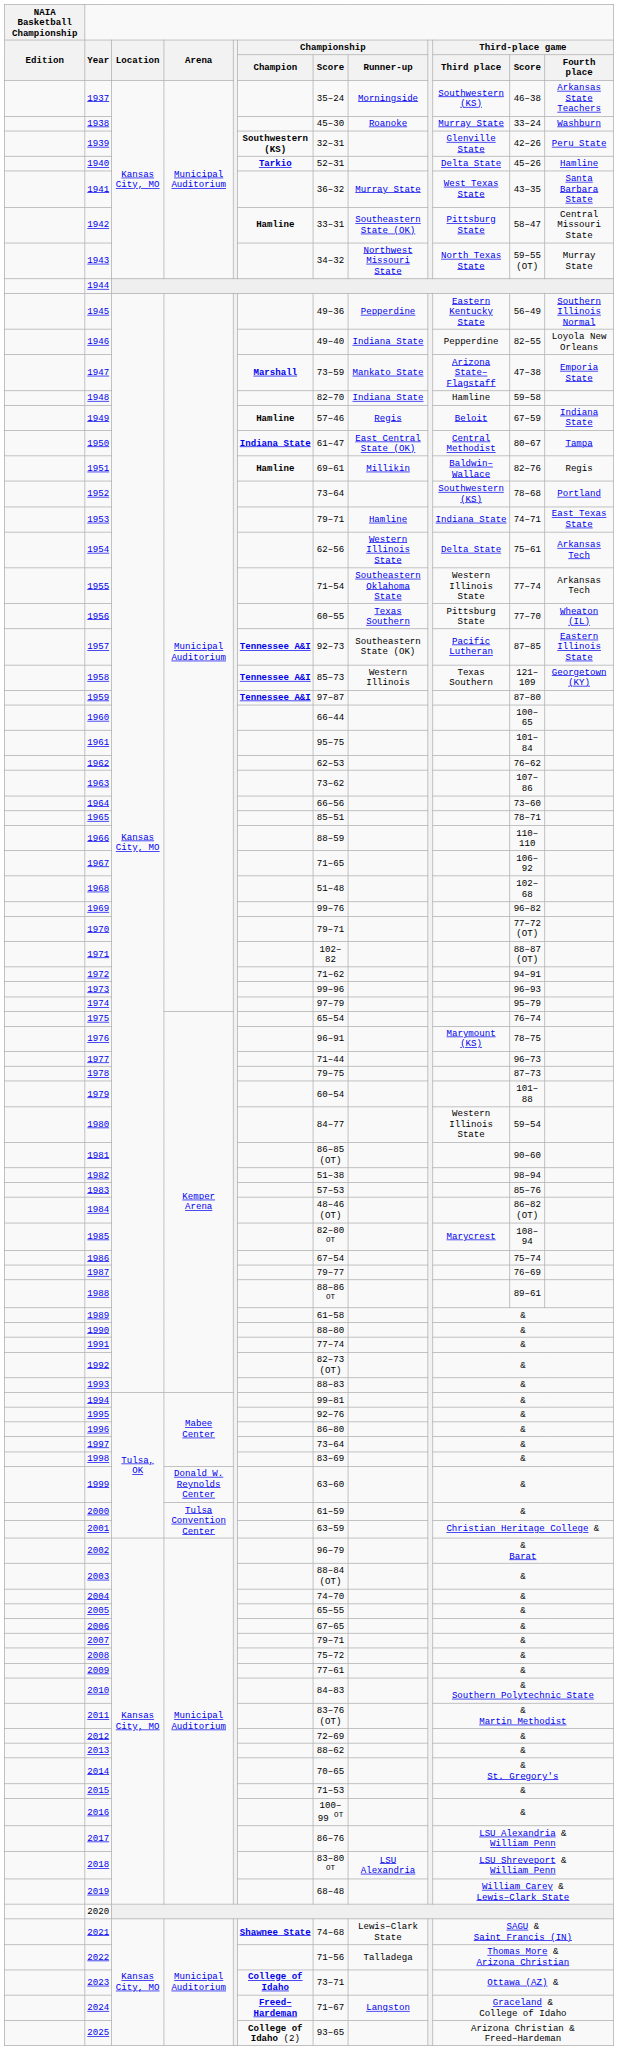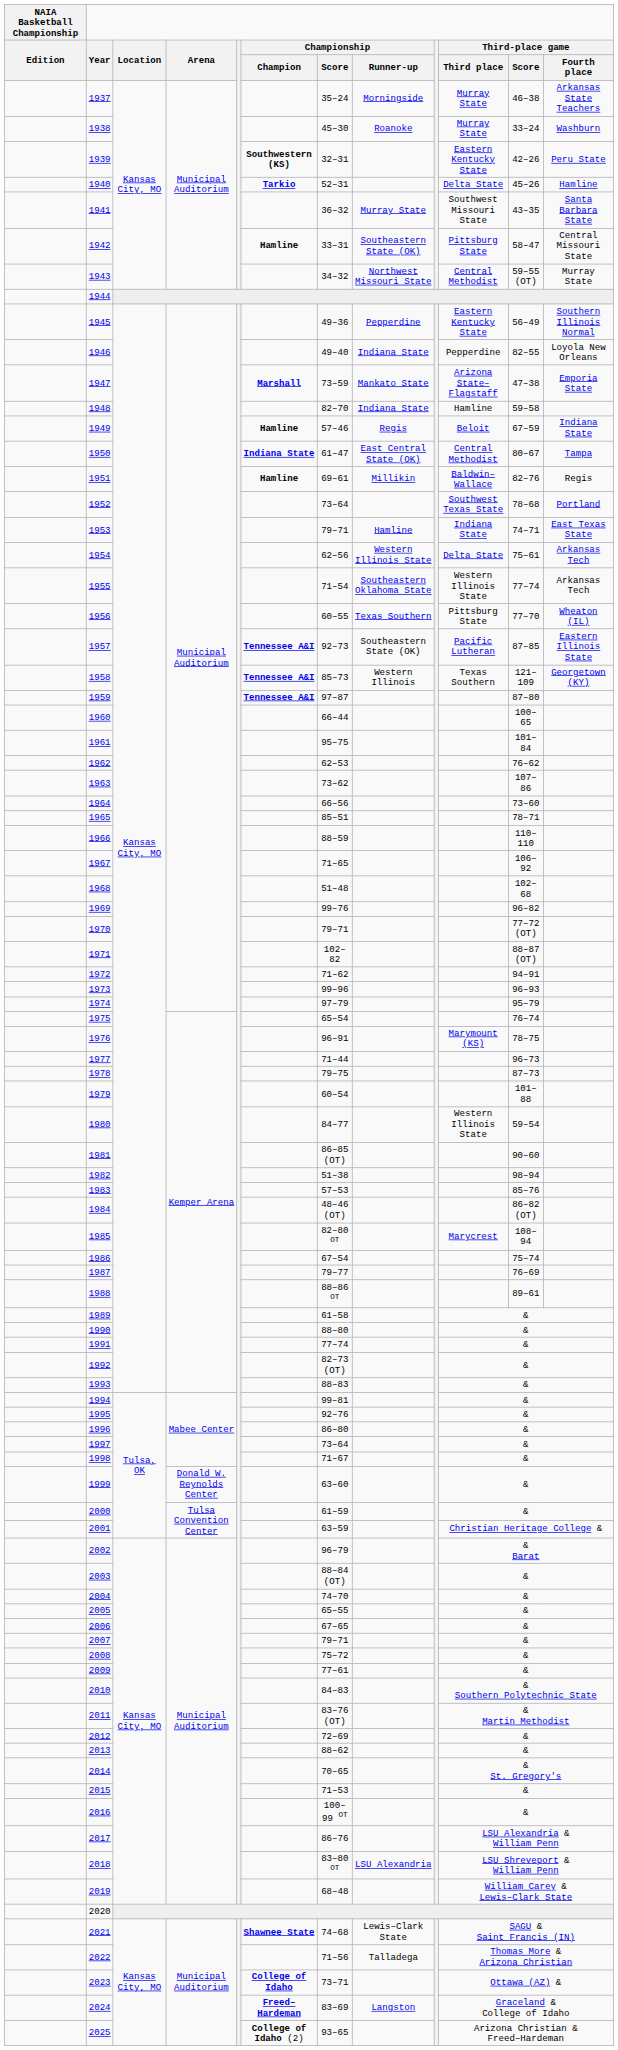(471, 98) Southwestern (KS) -> (473, 98) Murray State
(471, 144) Glenville State -> (473, 159) Eastern Kentucky State
(471, 189) West Texas State -> (473, 210) Southwest Missouri State
(471, 261) North Texas State -> (473, 276) Central Methodist
(471, 494) Southwestern (KS) -> (473, 504) Southwest Texas State
(330, 1459) 83–69 -> (335, 1459) 71–67
(330, 2008) 71–67 -> (335, 2008) 83–69
